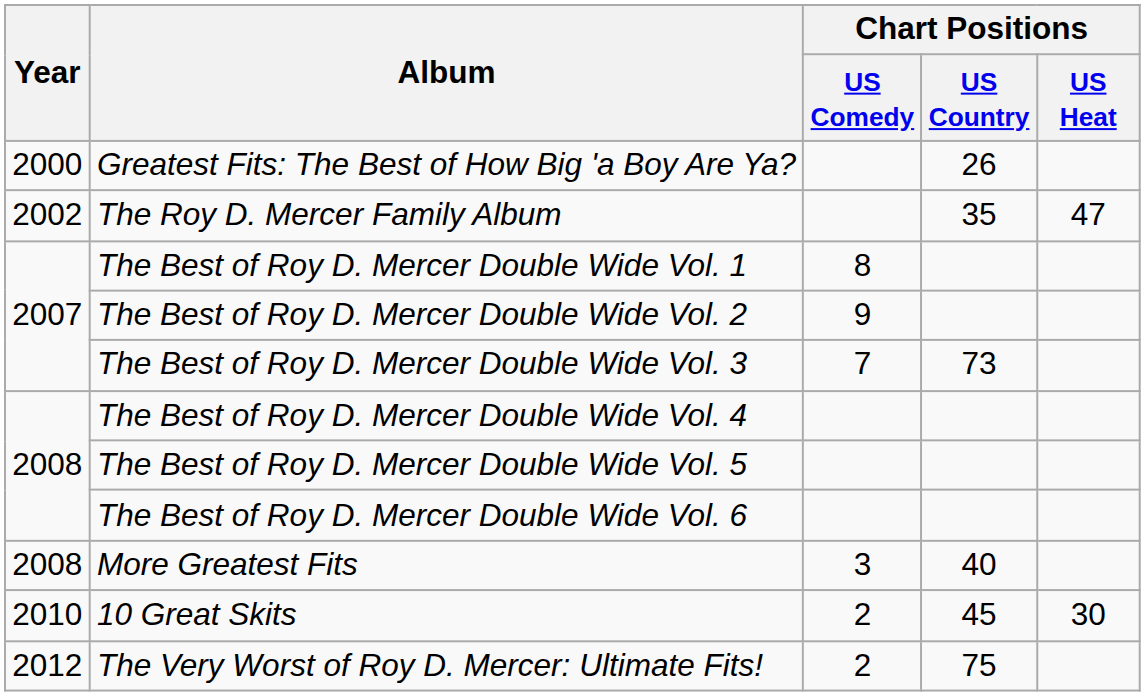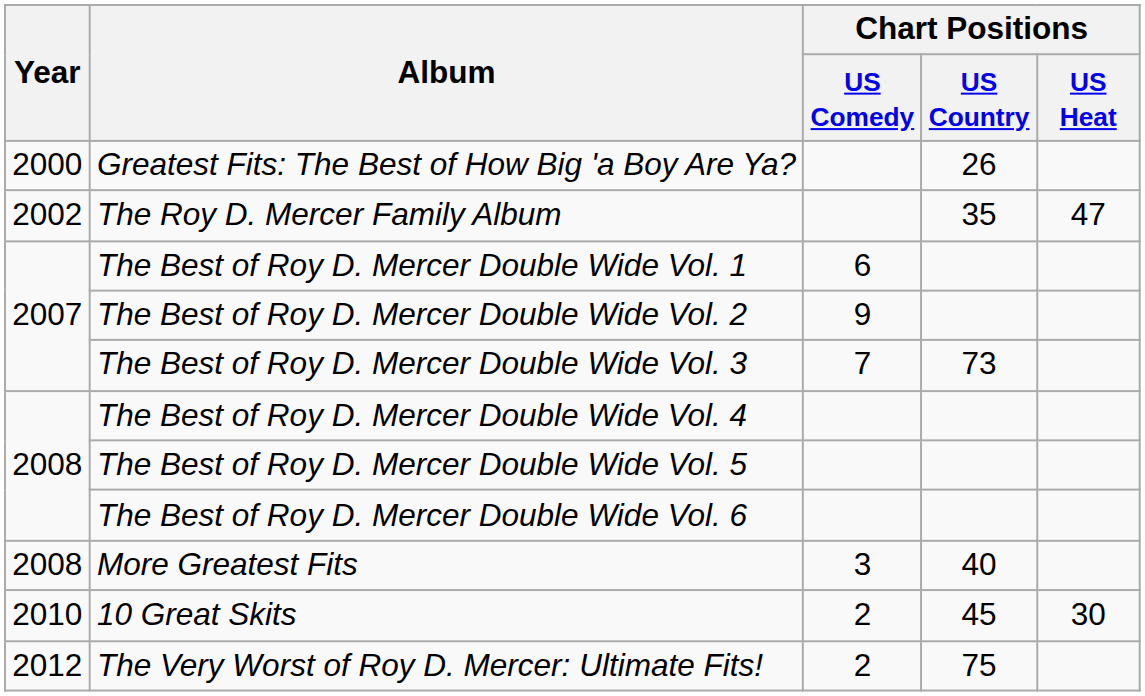(862, 264) 8 -> (862, 264) 6
